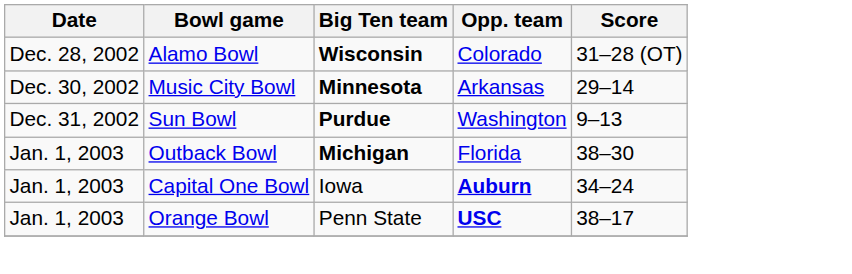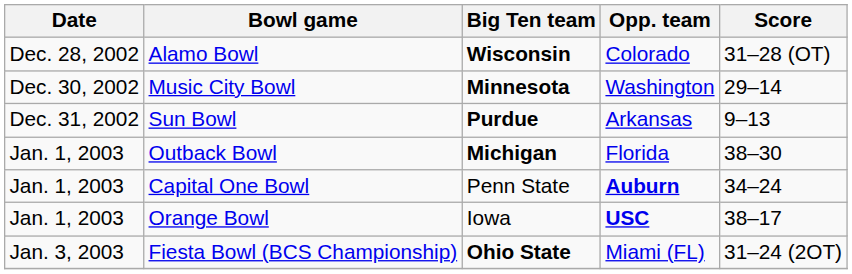(501, 86) Arkansas -> (660, 86) Washington
(512, 119) Washington -> (649, 119) Arkansas
(341, 185) Iowa -> (518, 185) Penn State
(370, 218) Penn State -> (489, 218) Iowa
+ row: (303, 251)
